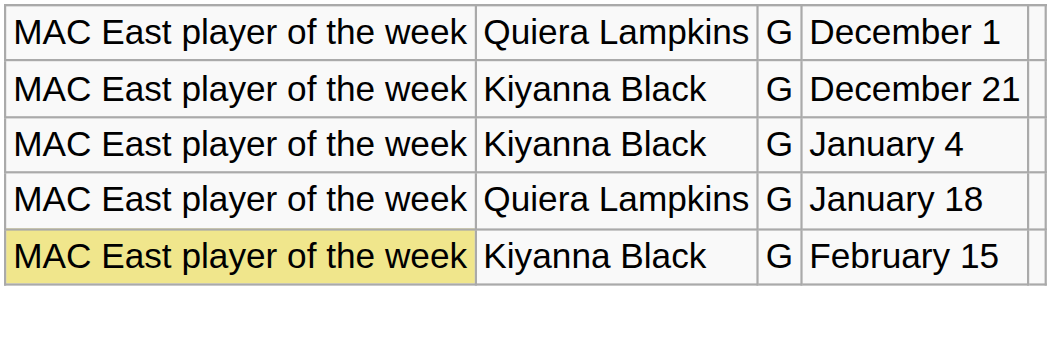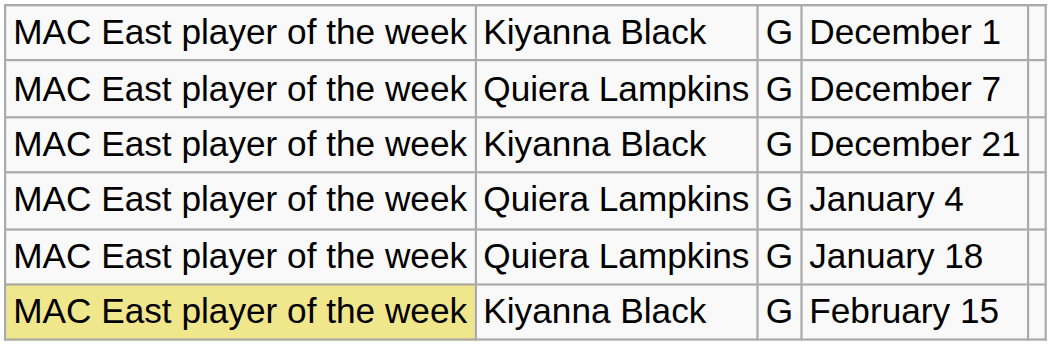(616, 32) Quiera Lampkins -> (595, 32) Kiyanna Black
+ row: (905, 88)
(595, 144) Kiyanna Black -> (616, 199) Quiera Lampkins
